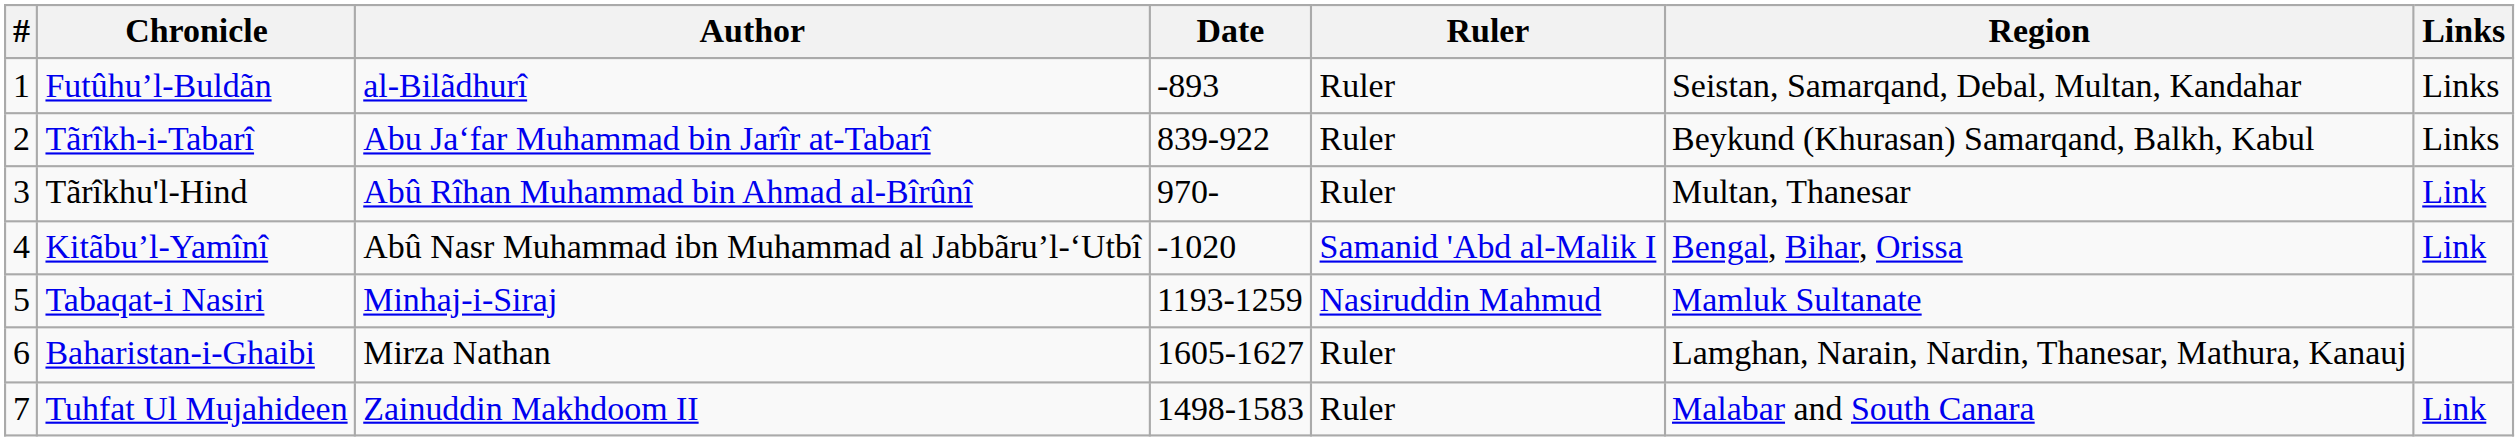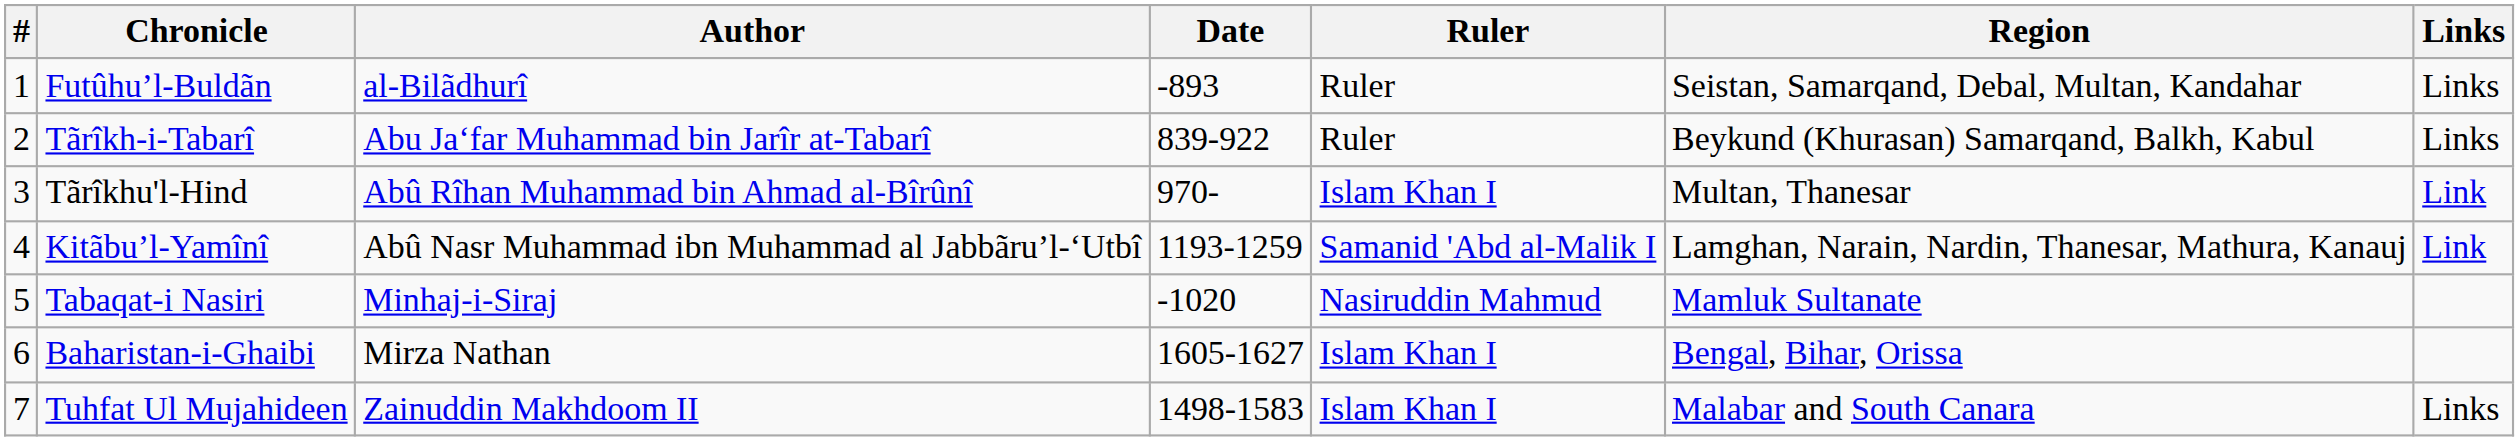(1357, 192) Ruler -> (1408, 192) Islam Khan I
(1197, 246) -1020 -> (1230, 246) 1193-1259
(1817, 246) Bengal, Bihar, Orissa -> (2039, 246) Lamghan, Narain, Nardin, Thanesar, Mathura, Kanauj
(1230, 300) 1193-1259 -> (1197, 300) -1020
(1357, 354) Ruler -> (1408, 354) Islam Khan I
(2039, 354) Lamghan, Narain, Nardin, Thanesar, Mathura, Kanauj -> (1817, 354) Bengal, Bihar, Orissa
(1357, 407) Ruler -> (1408, 407) Islam Khan I
(2454, 407) Link -> (2461, 407) Links
